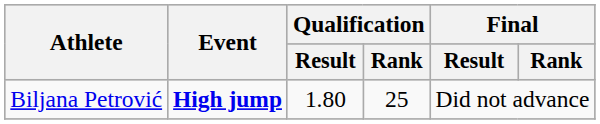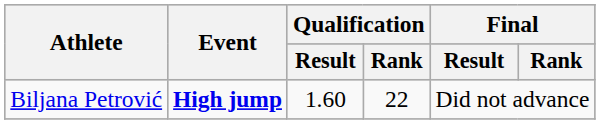(325, 99) 1.80 -> (325, 99) 1.60
(397, 99) 25 -> (397, 99) 22
